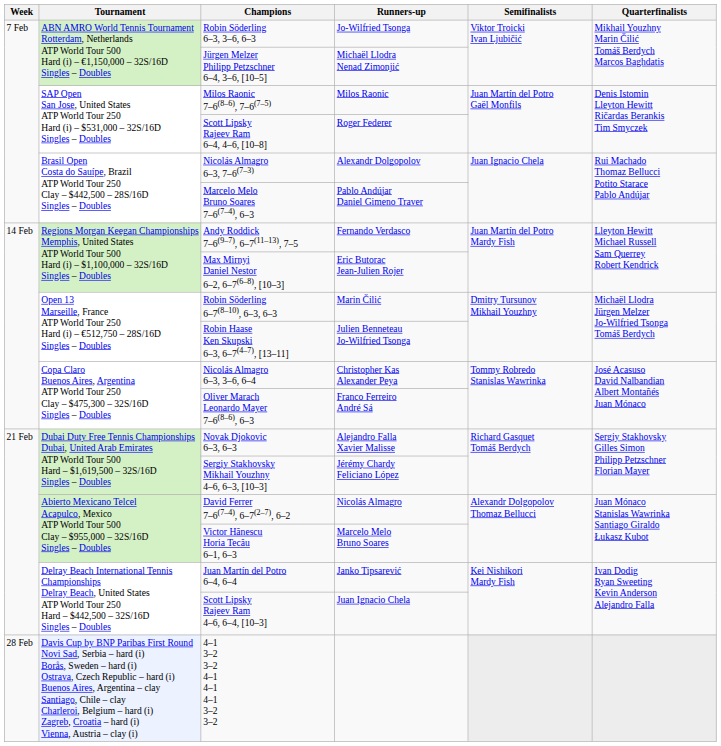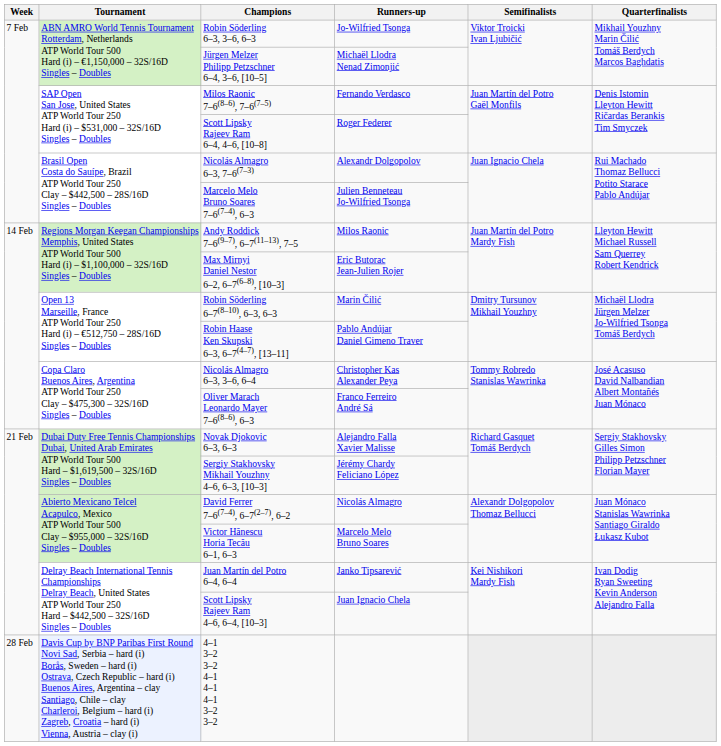(363, 93) Milos Raonic -> (373, 93) Fernando Verdasco
(380, 196) Pablo Andújar Daniel Gimeno Traver -> (373, 196) Julien Benneteau Jo-Wilfried Tsonga
(373, 230) Fernando Verdasco -> (363, 230) Milos Raonic
(373, 335) Julien Benneteau Jo-Wilfried Tsonga -> (380, 335) Pablo Andújar Daniel Gimeno Traver
